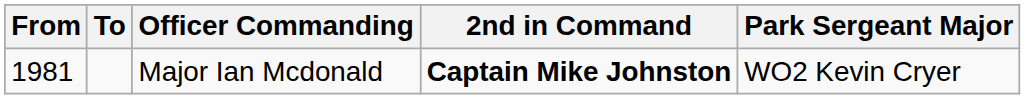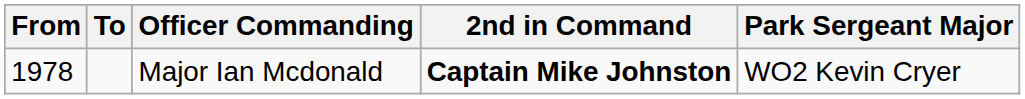(42, 70) 1981 -> (42, 70) 1978
